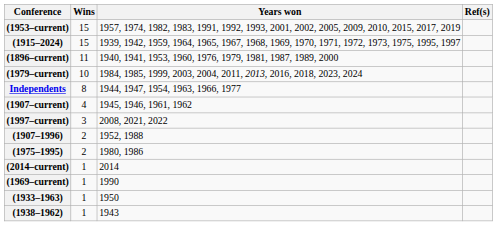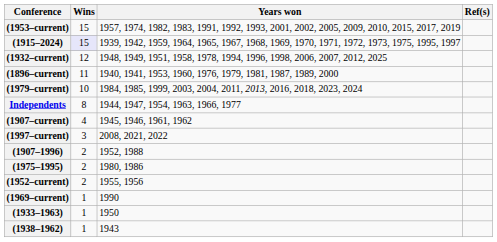(84, 43) no background -> (84, 43) lavender background
+ row: (38, 58)
+ row: (38, 182)
- row: (38, 167)
